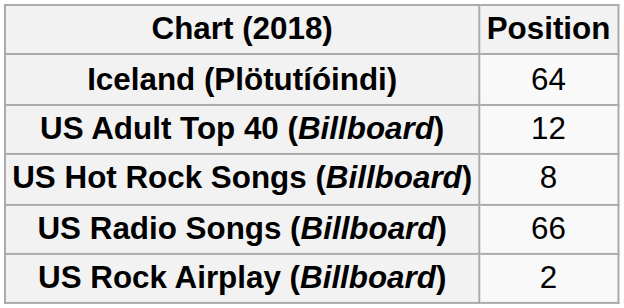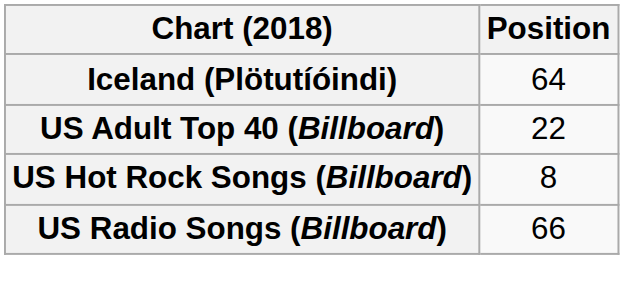(548, 128) 12 -> (548, 128) 22
- row: (242, 278)
